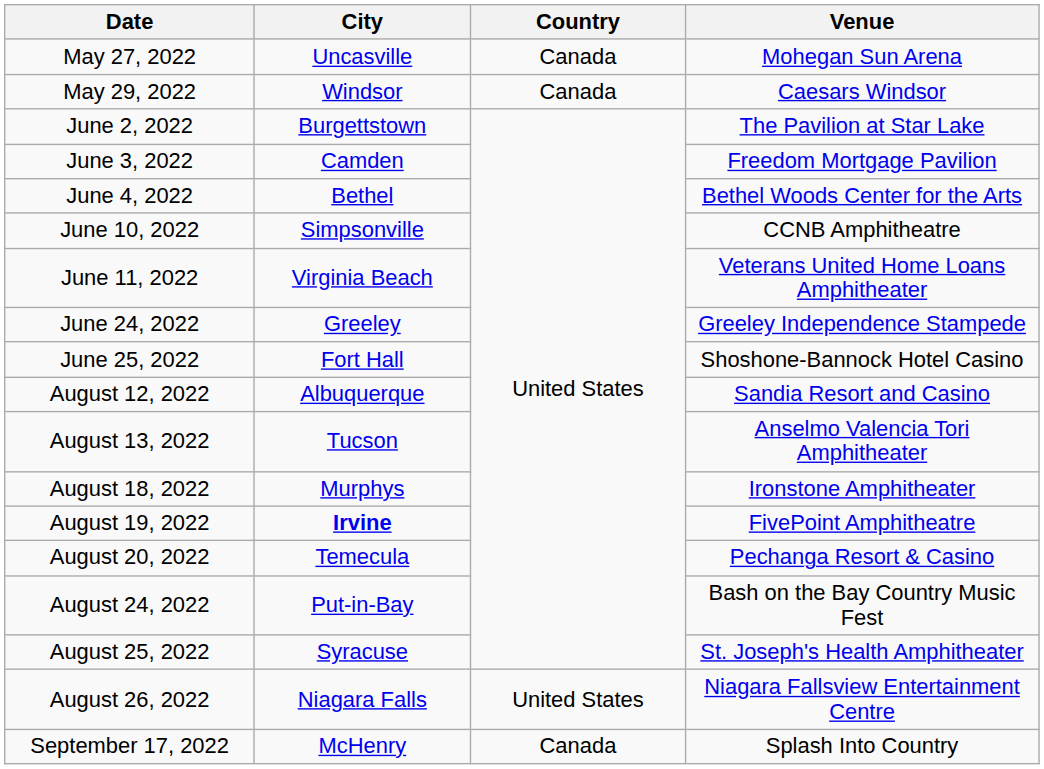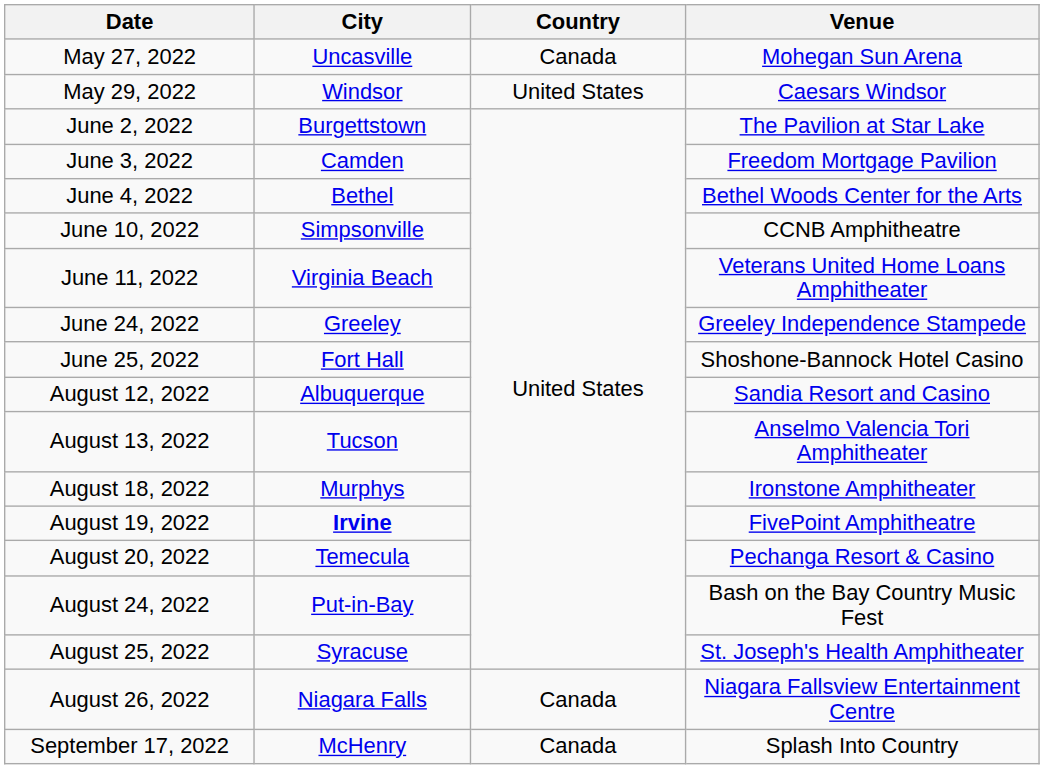(578, 91) Canada -> (578, 91) United States
(578, 699) United States -> (578, 699) Canada
